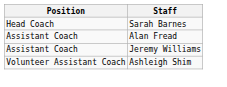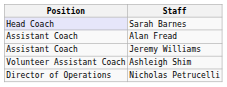(30, 24) no background -> (30, 24) lavender background
+ row: (175, 75)
